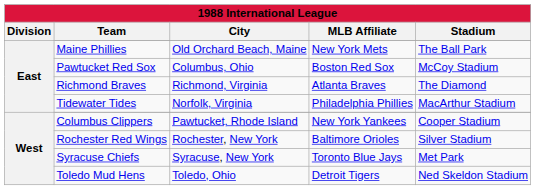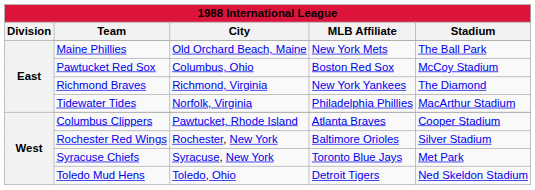(349, 85) Atlanta Braves -> (359, 85) New York Yankees
(359, 121) New York Yankees -> (349, 121) Atlanta Braves
